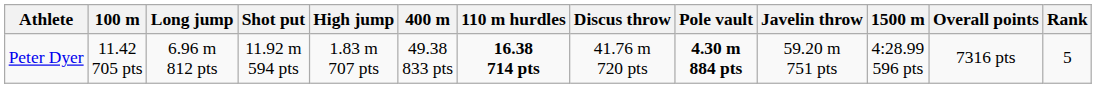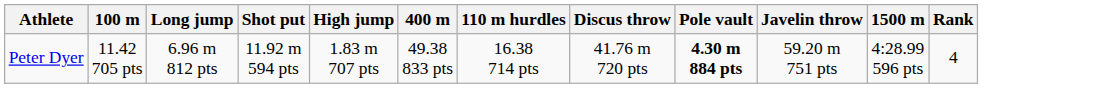- column: (986, 19)
(513, 58) bold -> (513, 58) normal
(1067, 58) 5 -> (953, 58) 4
